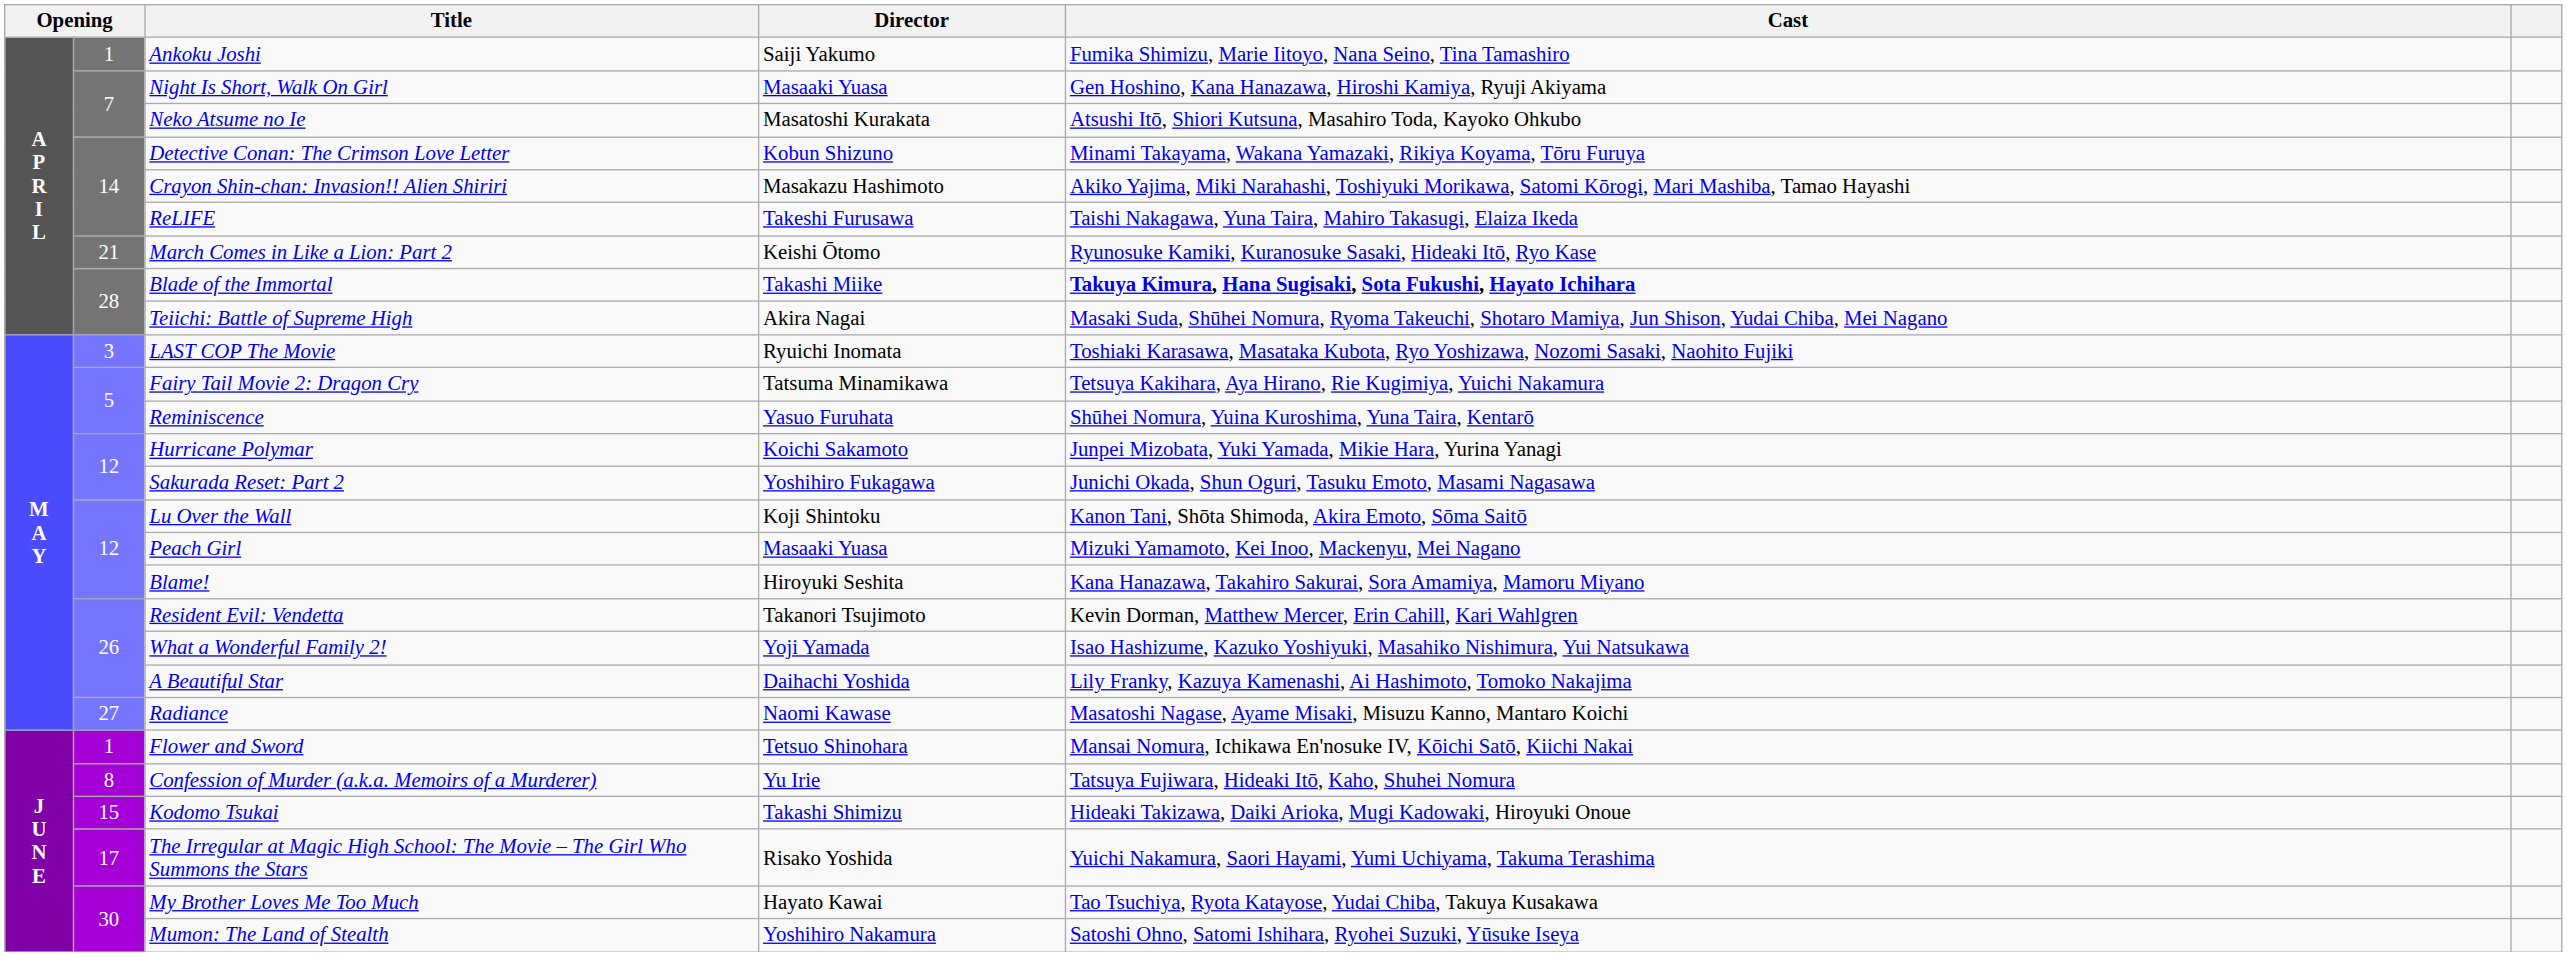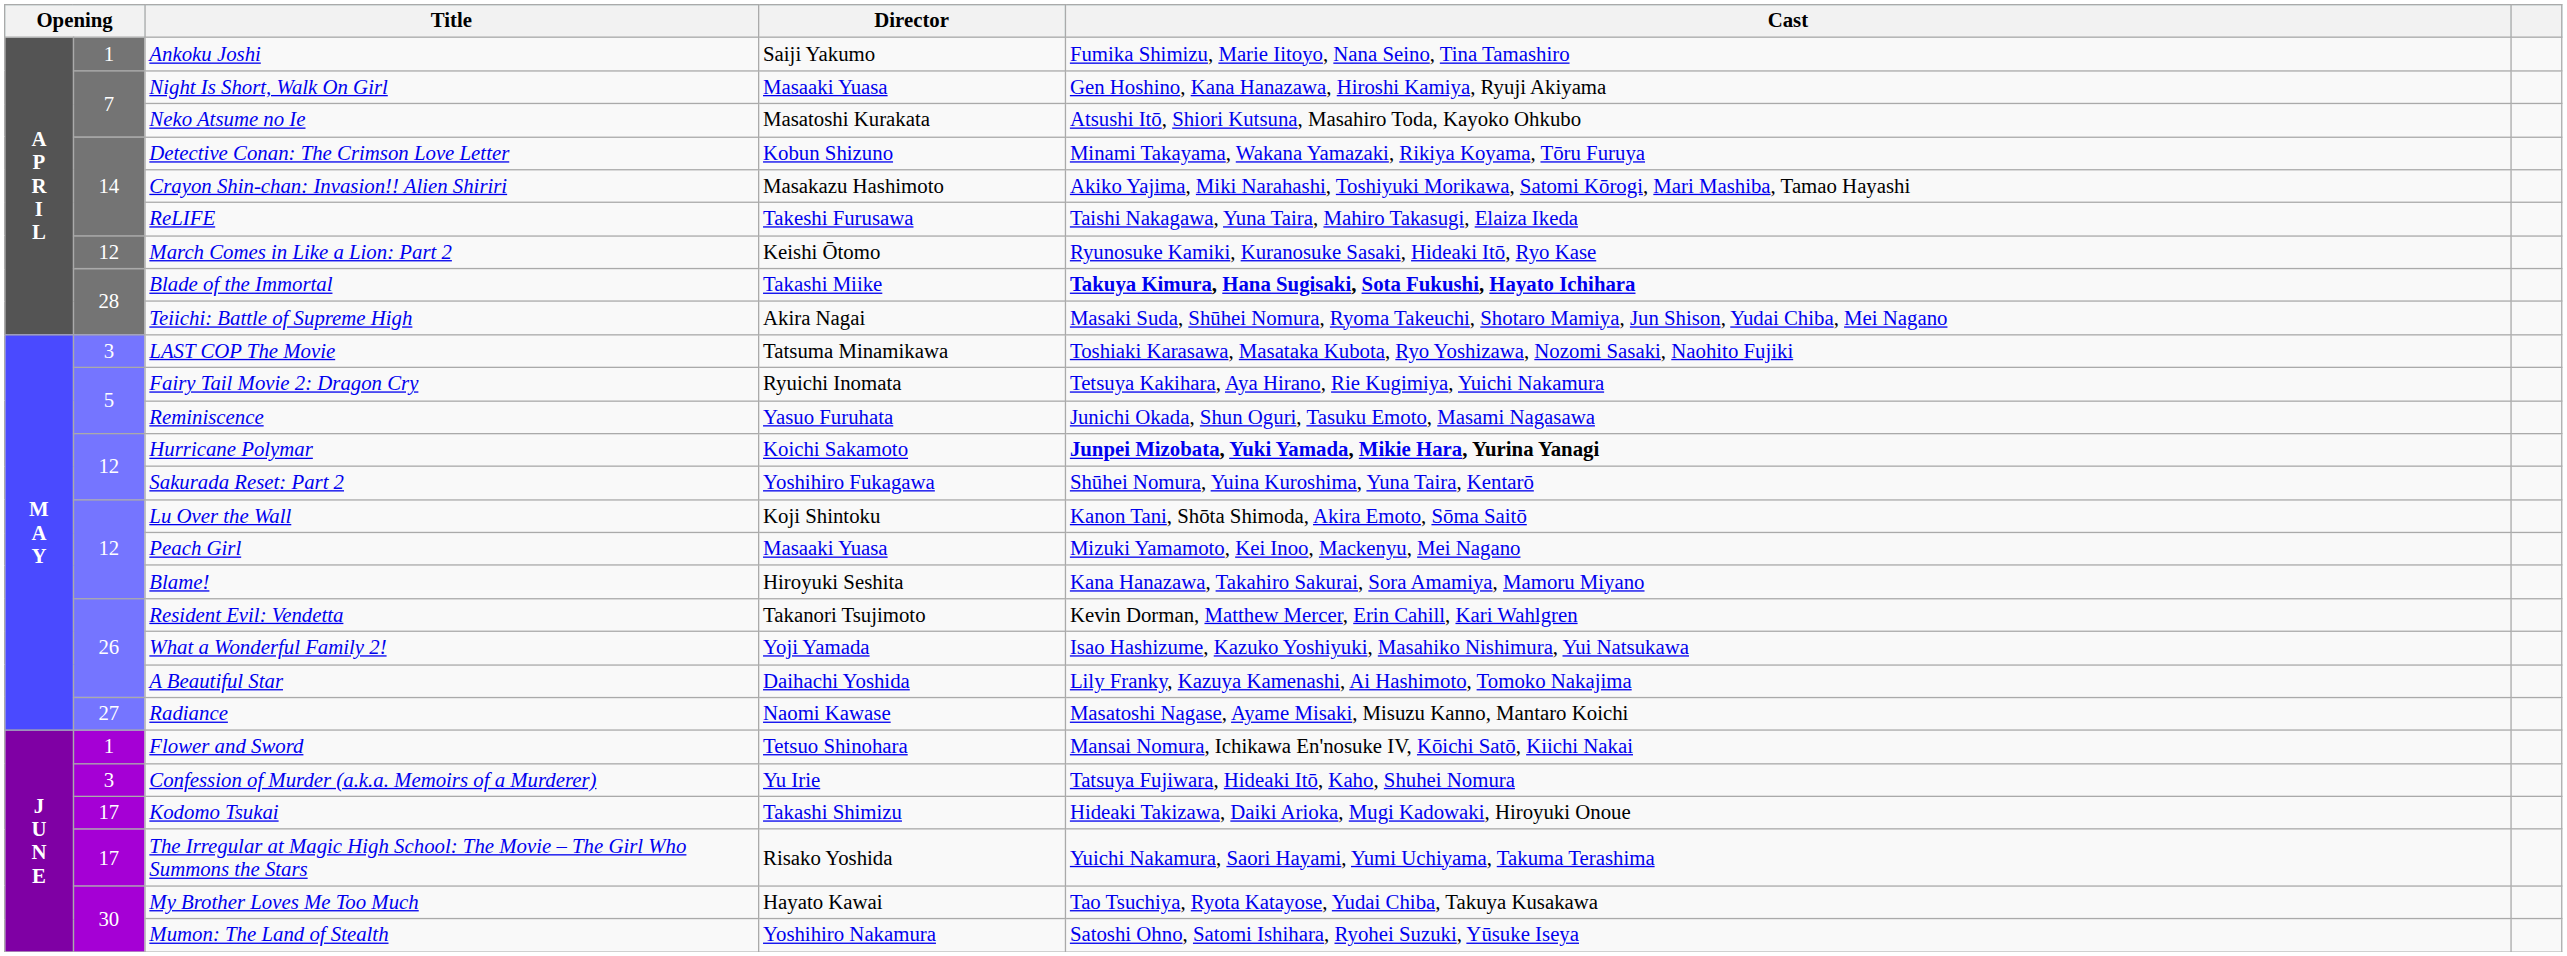(109, 251) 21 -> (109, 251) 12
(832, 350) Ryuichi Inomata -> (856, 350) Tatsuma Minamikawa
(856, 383) Tatsuma Minamikawa -> (832, 383) Ryuichi Inomata
(1302, 416) Shūhei Nomura, Yuina Kuroshima, Yuna Taira, Kentarō -> (1332, 416) Junichi Okada, Shun Oguri, Tasuku Emoto, Masami Nagasawa
(1316, 449) normal -> (1335, 449) bold
(1332, 482) Junichi Okada, Shun Oguri, Tasuku Emoto, Masami Nagasawa -> (1302, 482) Shūhei Nomura, Yuina Kuroshima, Yuna Taira, Kentarō
(109, 779) 8 -> (109, 779) 3
(109, 812) 15 -> (109, 812) 17
